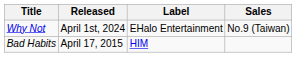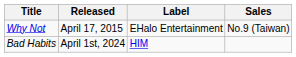(93, 28) April 1st, 2024 -> (92, 28) April 17, 2015
(92, 44) April 17, 2015 -> (93, 44) April 1st, 2024
